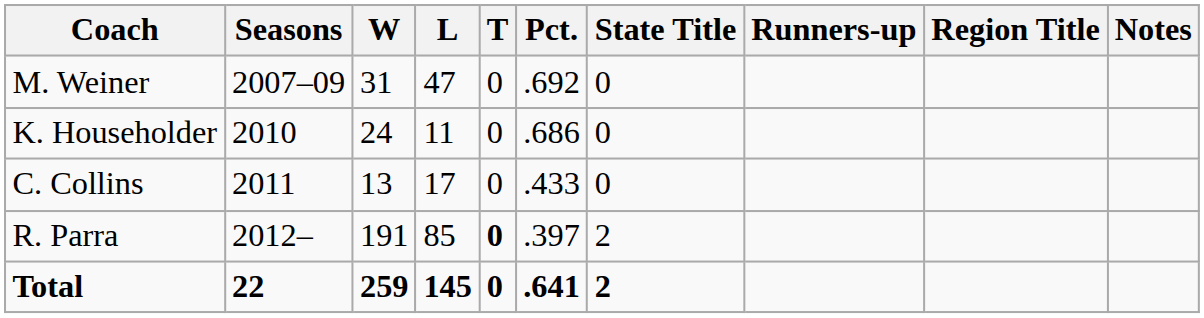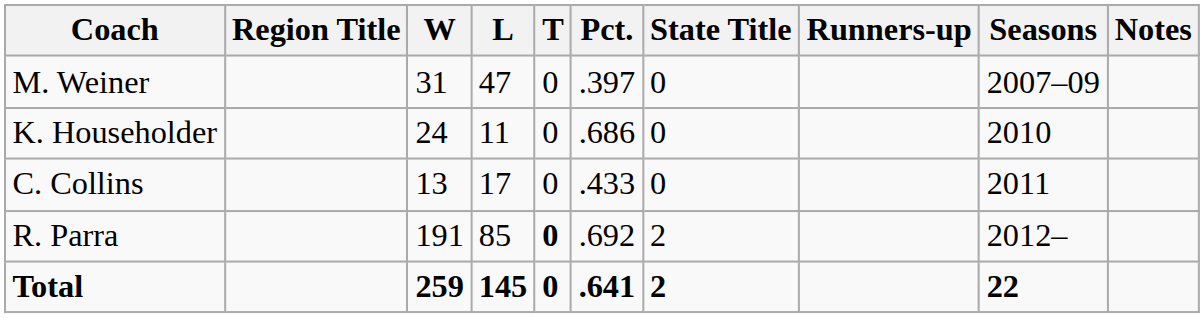columns swapped: (289, 30) <-> (1016, 30)
(552, 81) .692 -> (607, 81) .397
(552, 235) .397 -> (607, 235) .692
